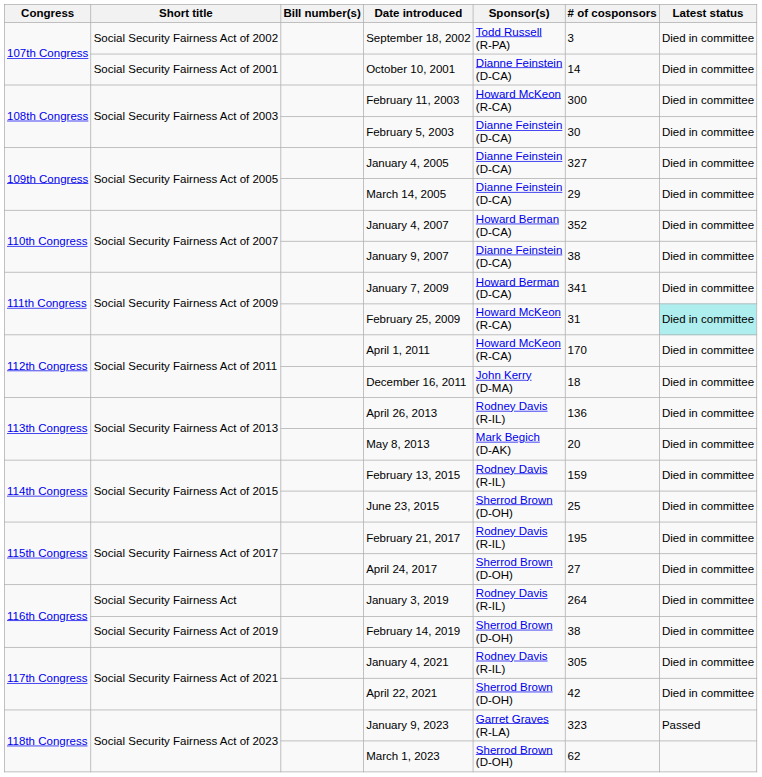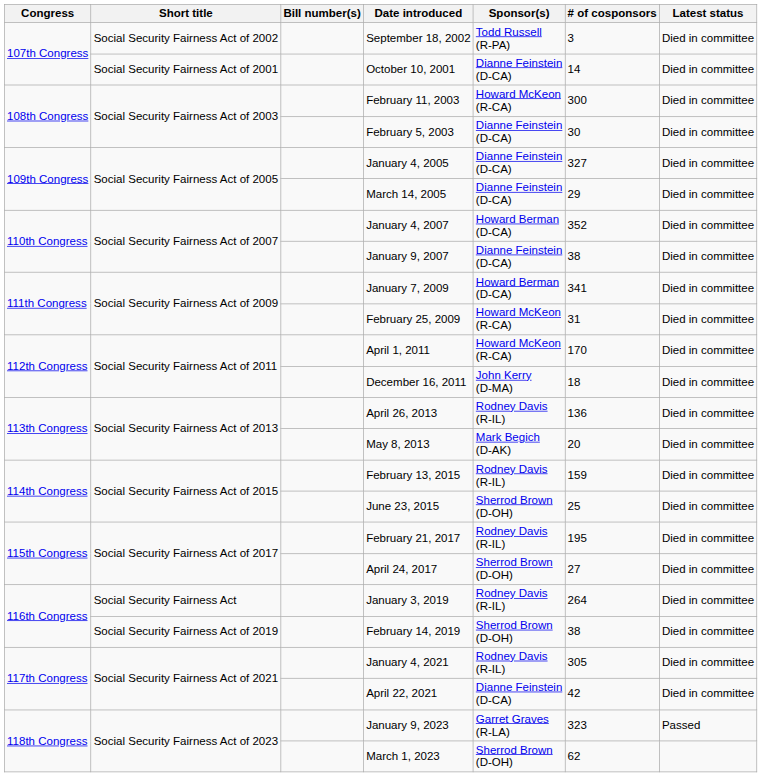(708, 319) paleturquoise background -> (708, 319) no background
(514, 694) Sherrod Brown (D-OH) -> (519, 694) Dianne Feinstein (D-CA)
